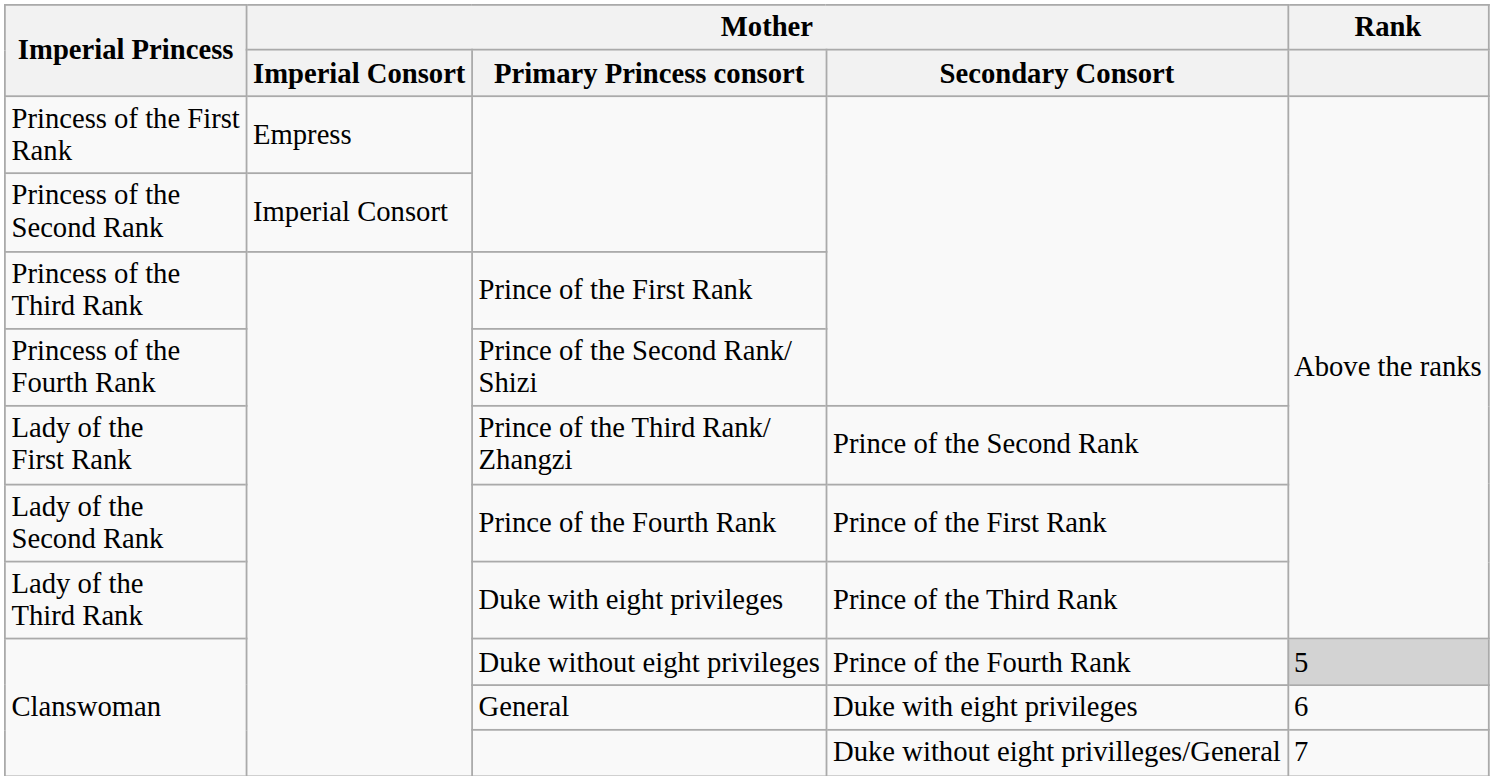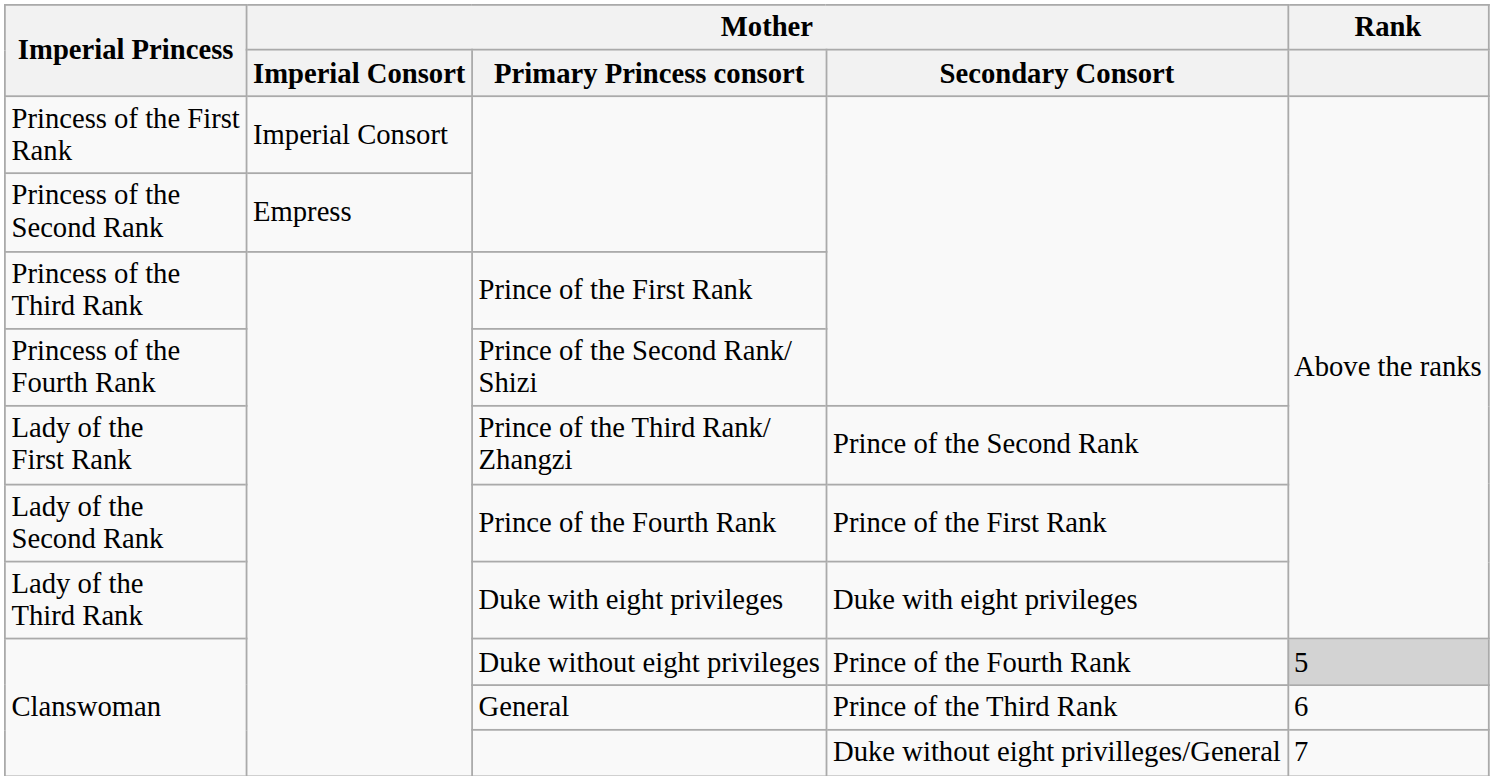(302, 134) Empress -> (350, 134) Imperial Consort
(350, 211) Imperial Consort -> (302, 211) Empress
(975, 600) Prince of the Third Rank -> (985, 600) Duke with eight privileges
(985, 706) Duke with eight privileges -> (975, 706) Prince of the Third Rank
